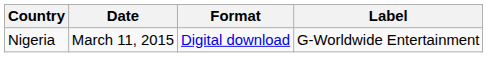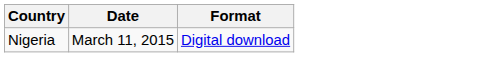- column: (388, 16)
